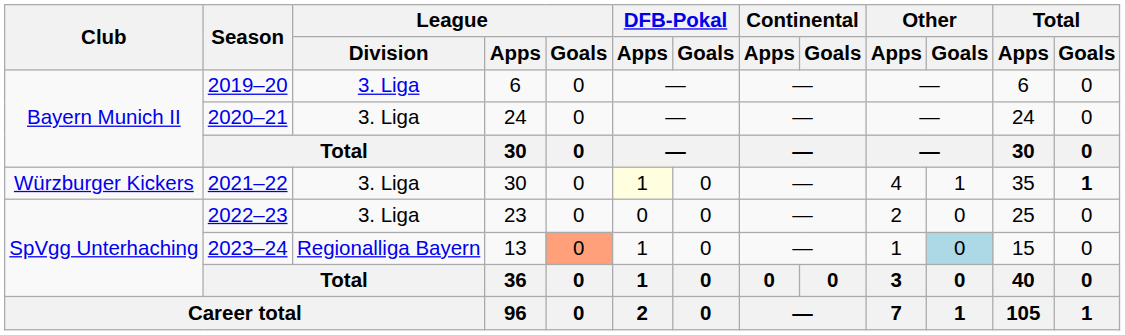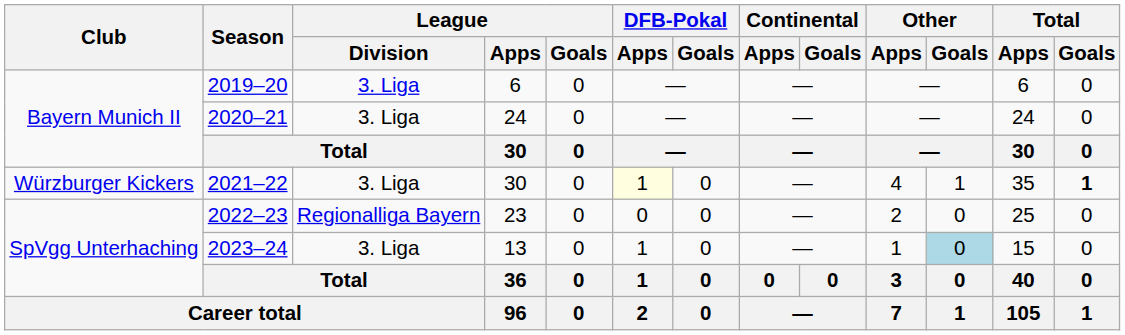(389, 215) 3. Liga -> (389, 215) Regionalliga Bayern
(389, 248) Regionalliga Bayern -> (389, 248) 3. Liga
(579, 248) lightsalmon background -> (579, 248) no background
